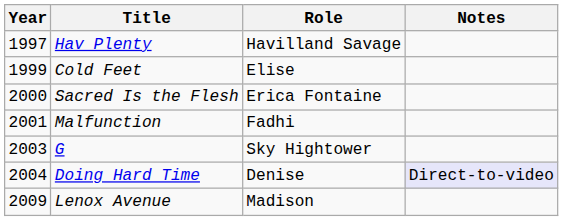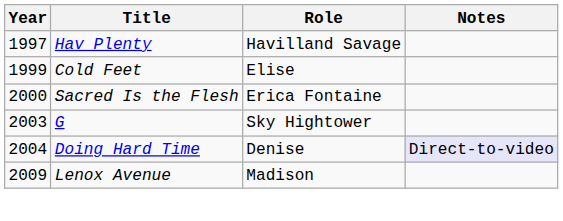- row: (108, 123)
